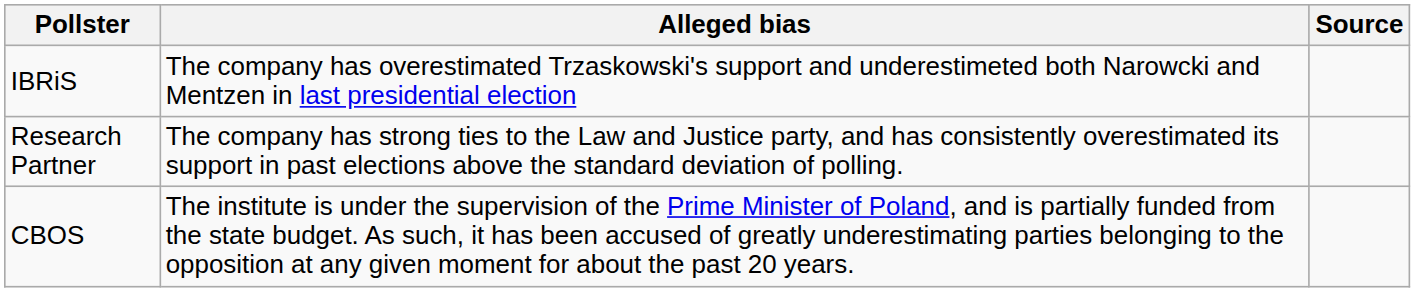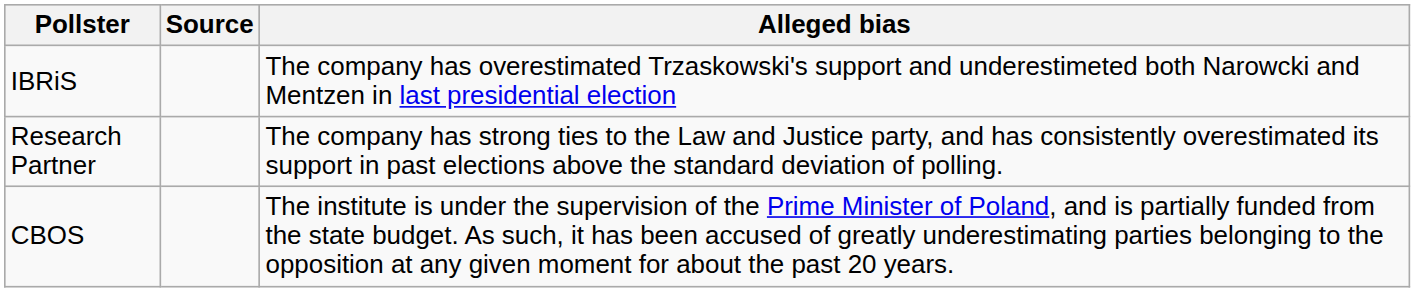columns swapped: (735, 25) <-> (1359, 25)
